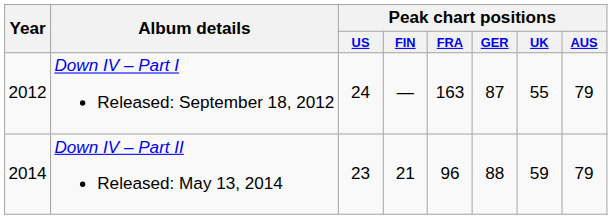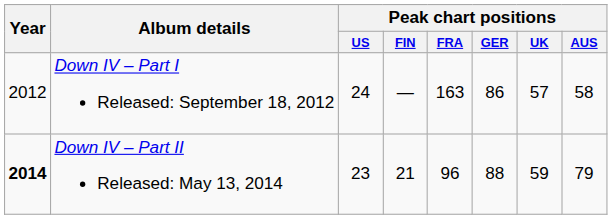(495, 93) 87 -> (495, 93) 86
(539, 93) 55 -> (539, 93) 57
(584, 93) 79 -> (584, 93) 58
(28, 173) normal -> (28, 173) bold
